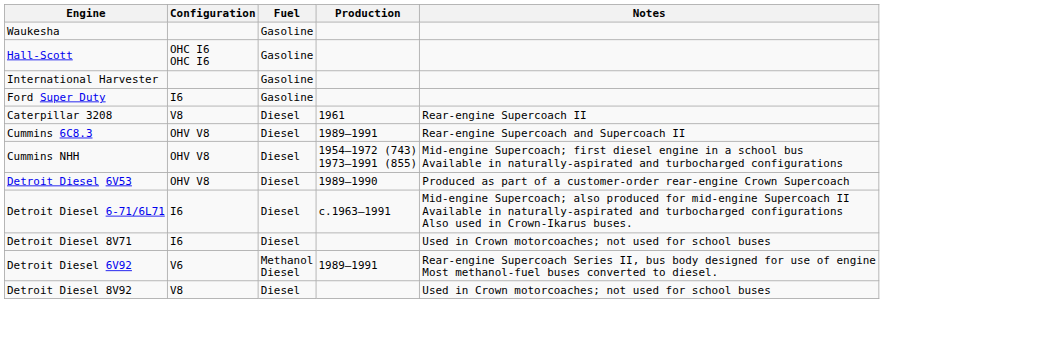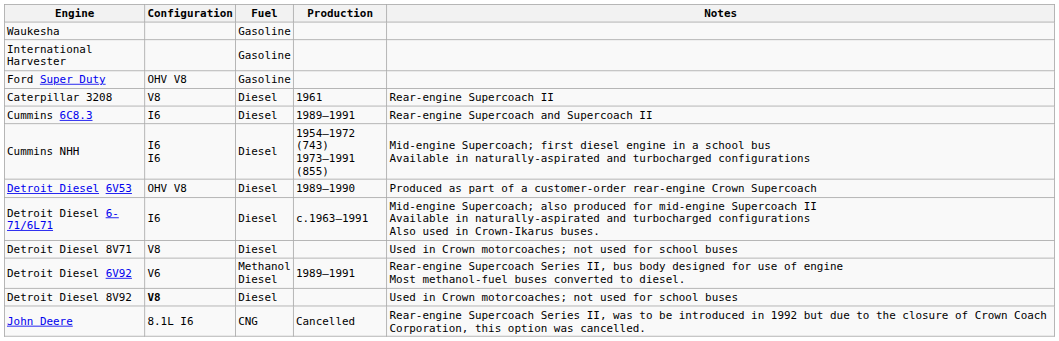- row: (40, 55)
(177, 97) I6 -> (167, 79) OHV V8
(190, 133) OHV V8 -> (154, 115) I6
(190, 157) OHV V8 -> (154, 152) I6 I6
(177, 242) I6 -> (154, 249) V8
(177, 290) normal -> (154, 297) bold
+ row: (40, 321)
